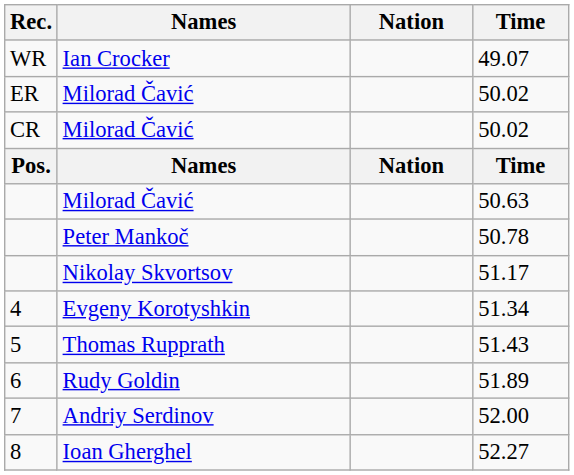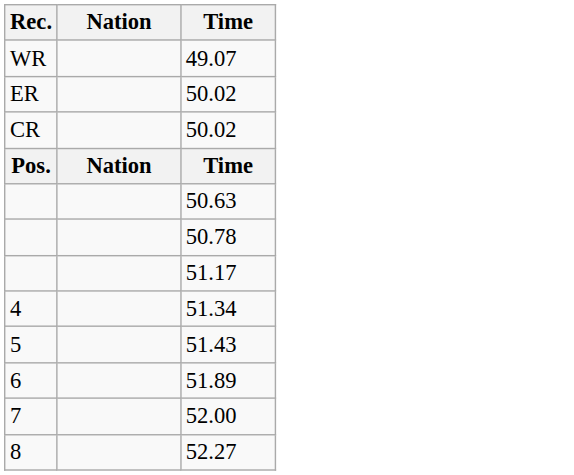- column: (204, 22)
